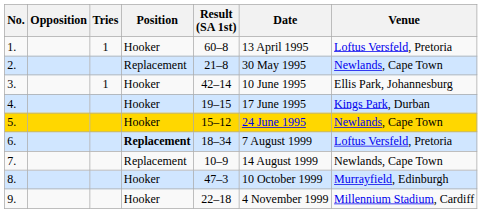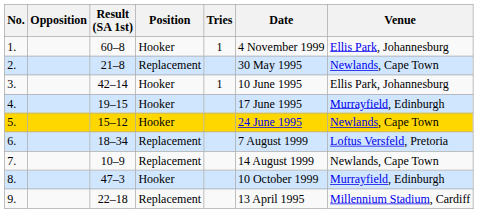columns swapped: (216, 20) <-> (105, 20)
(275, 46) 13 April 1995 -> (281, 46) 4 November 1999
(393, 46) Loftus Versfeld, Pretoria -> (389, 46) Ellis Park, Johannesburg
(382, 103) Kings Park, Durban -> (387, 103) Murrayfield, Edinburgh
(157, 141) bold -> (170, 141) normal
(142, 198) Hooker -> (170, 198) Replacement
(285, 198) 4 November 1999 -> (271, 198) 13 April 1995
